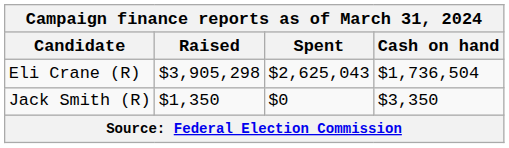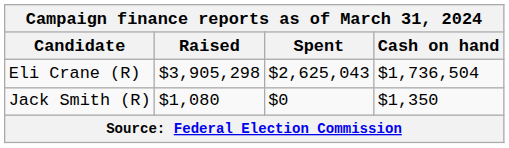(189, 101) $1,350 -> (189, 101) $1,080
(408, 101) $3,350 -> (408, 101) $1,350
